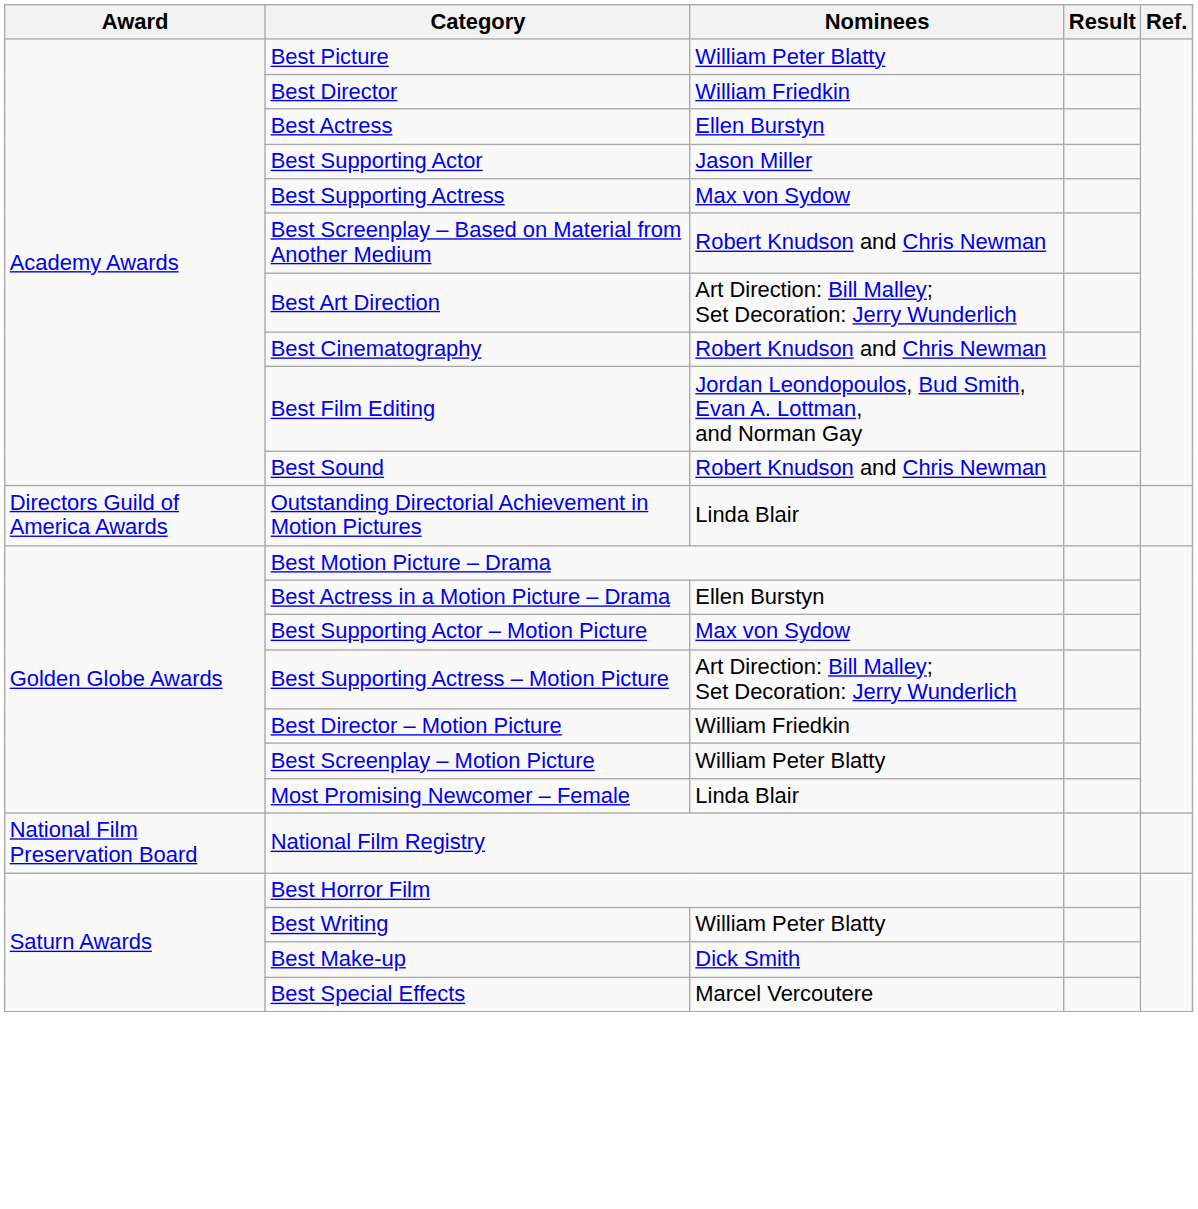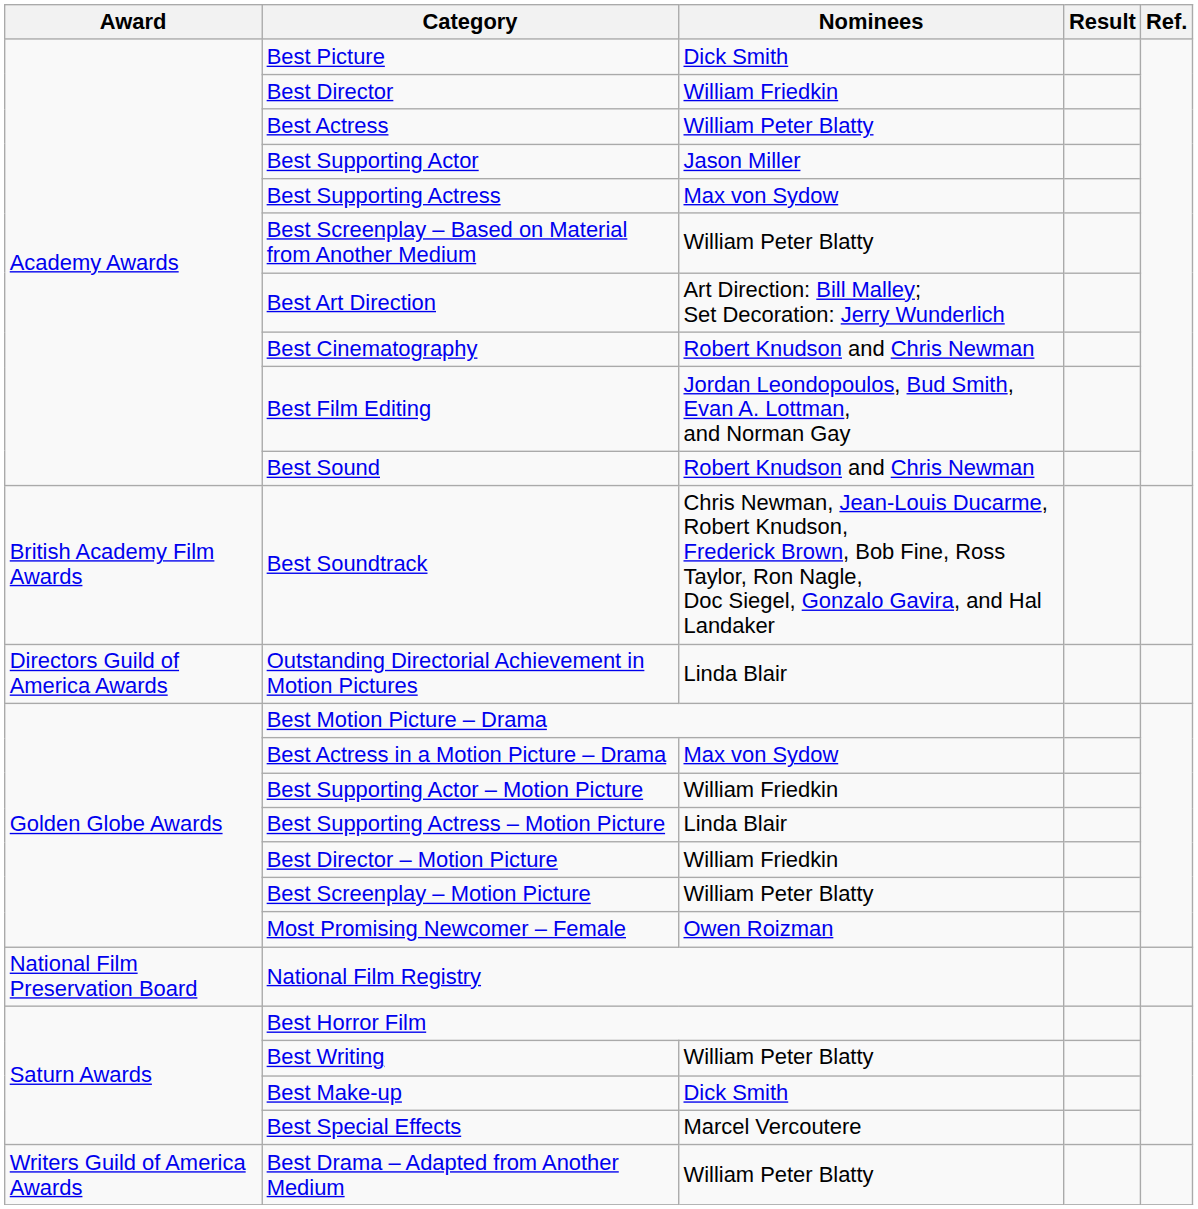(790, 56) William Peter Blatty -> (736, 56) Dick Smith
(760, 126) Ellen Burstyn -> (779, 126) William Peter Blatty
(871, 242) Robert Knudson and Chris Newman -> (779, 242) William Peter Blatty
+ row: (347, 564)
(760, 597) Ellen Burstyn -> (761, 755) Max von Sydow
(773, 631) Max von Sydow -> (761, 789) William Friedkin
(856, 678) Art Direction: Bill Malley; Set Decoration: Jerry Wunderlich -> (735, 824) Linda Blair
(747, 795) Linda Blair -> (758, 928) Owen Roizman
+ row: (443, 1174)
